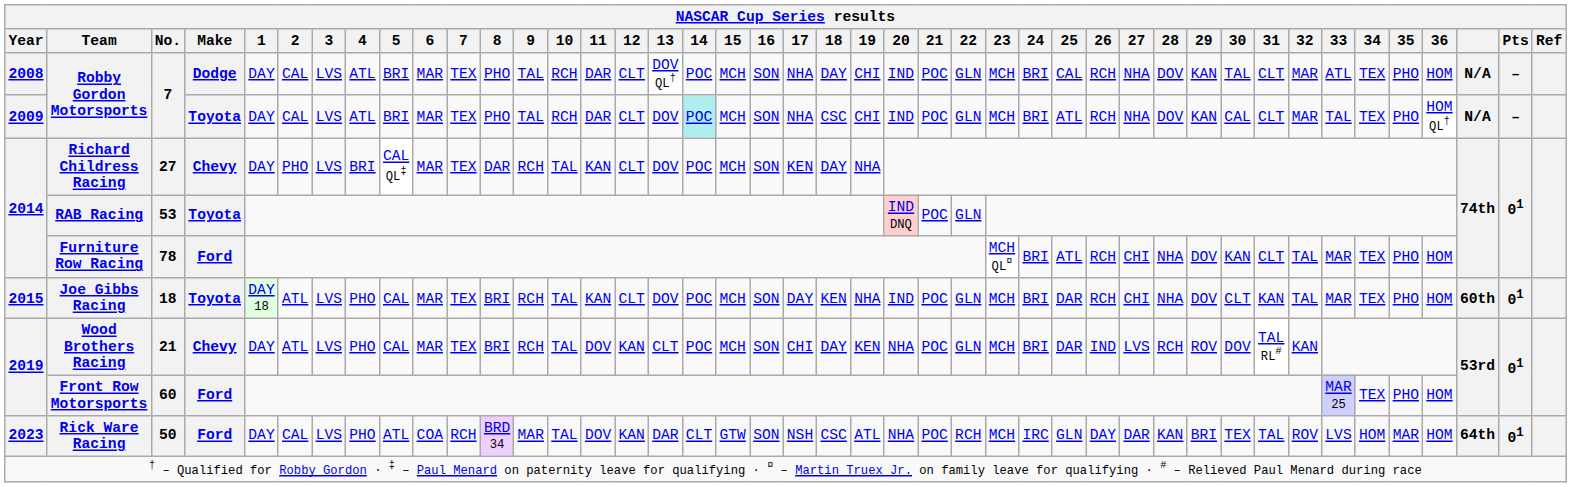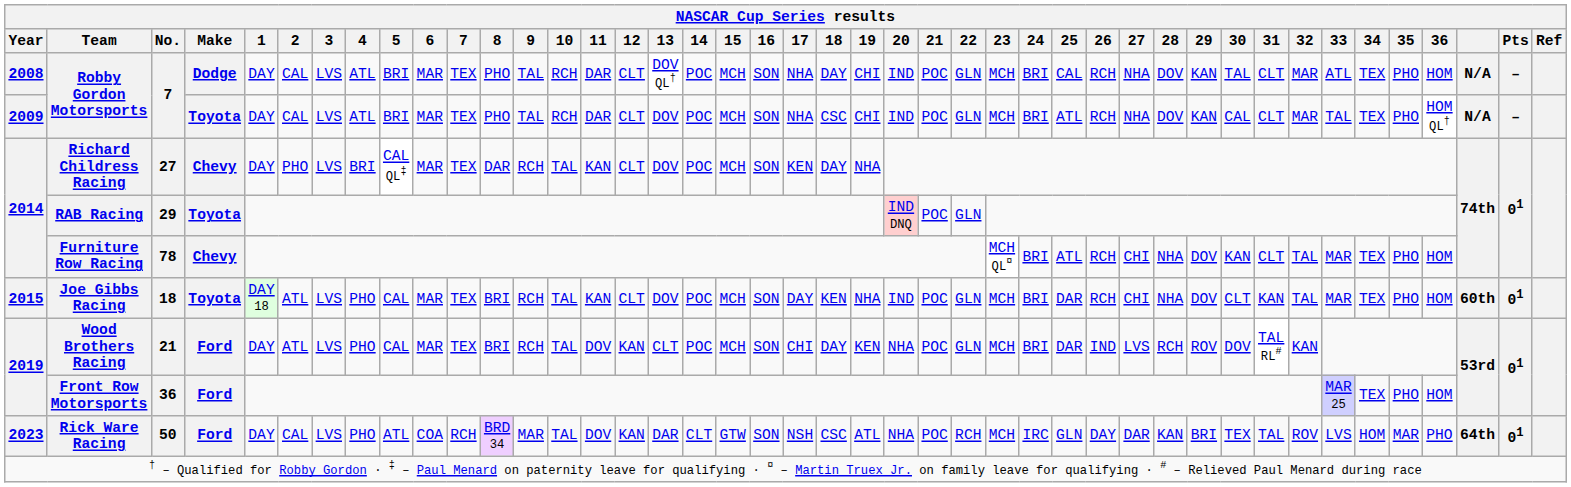(699, 116) paleturquoise background -> (699, 116) no background
(168, 215) 53 -> (168, 215) 29
(215, 256) Ford -> (215, 256) Chevy
(215, 347) Chevy -> (215, 347) Ford
(168, 395) 60 -> (168, 395) 36
(1439, 435) HOM -> (1439, 435) PHO
